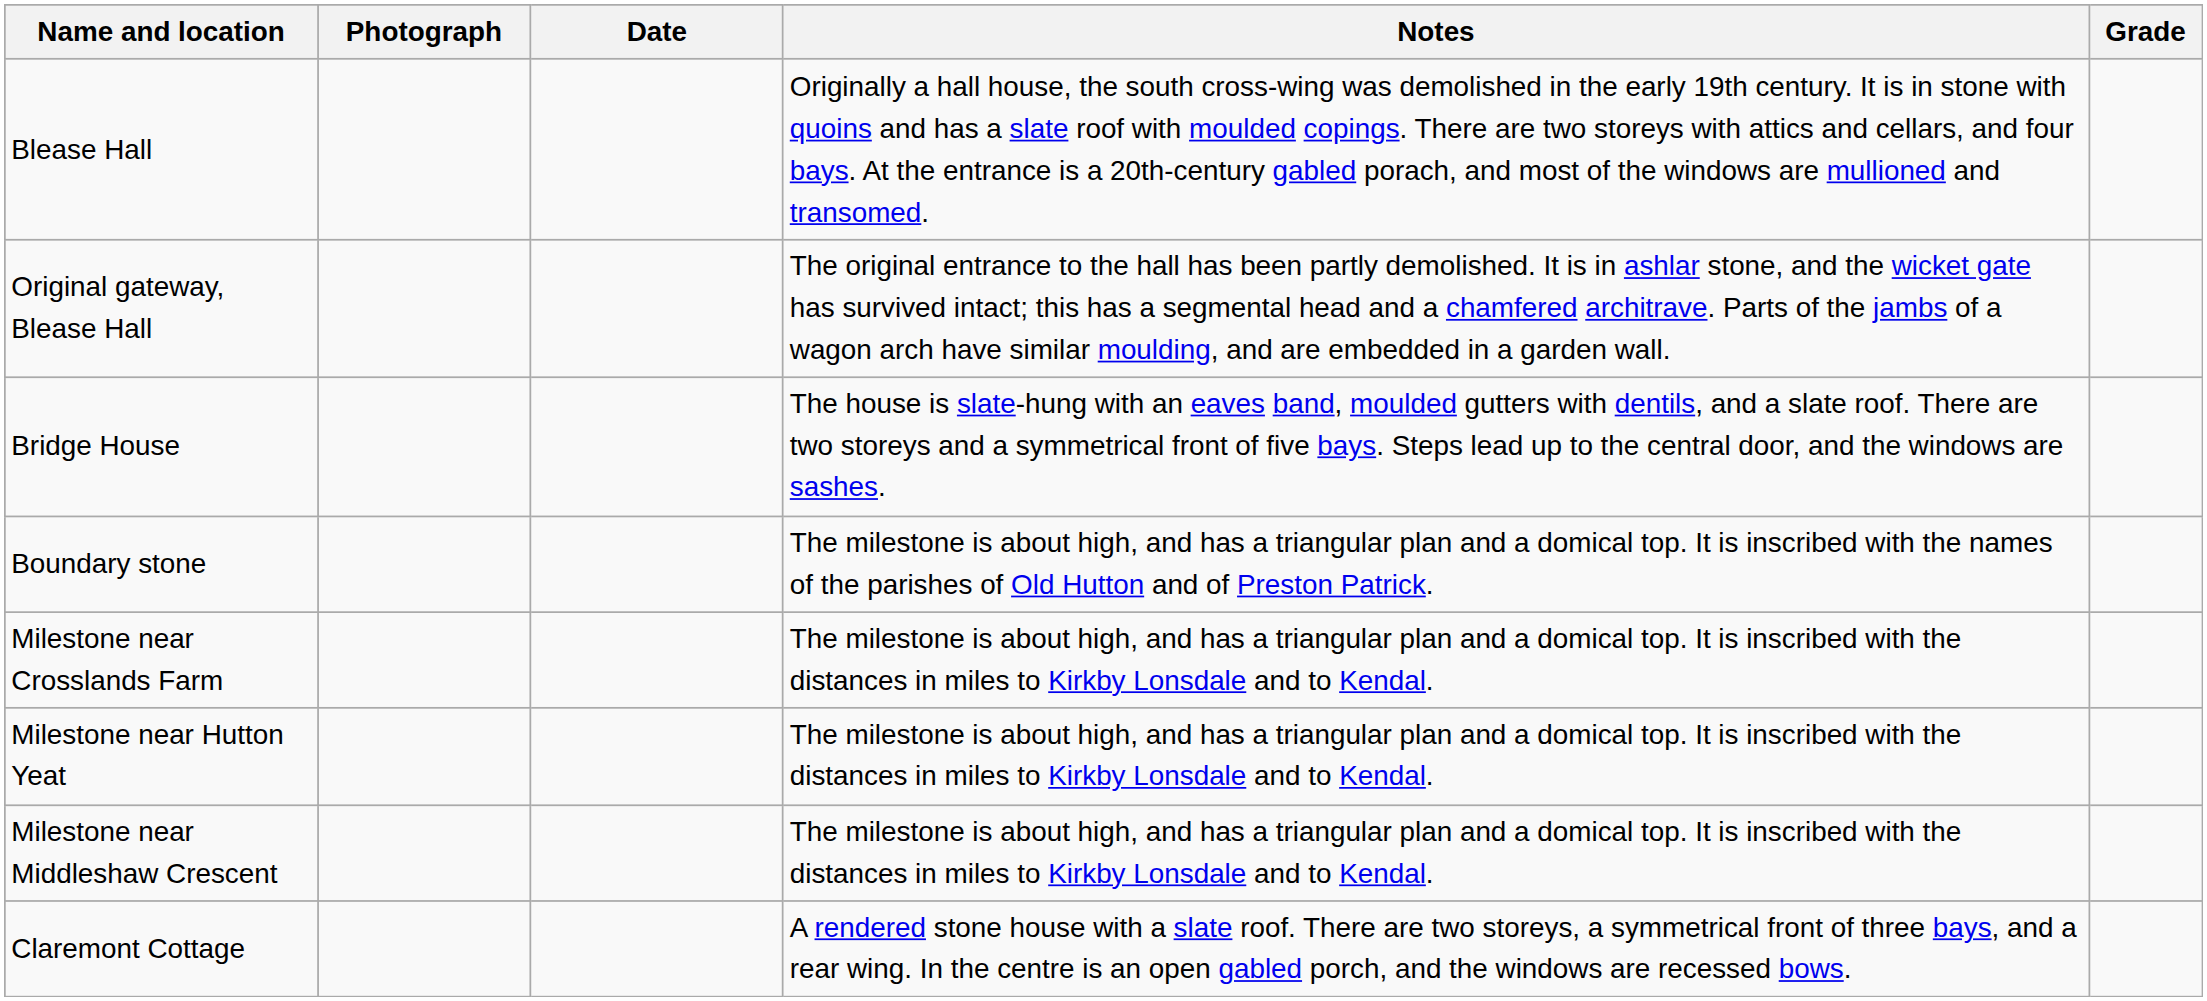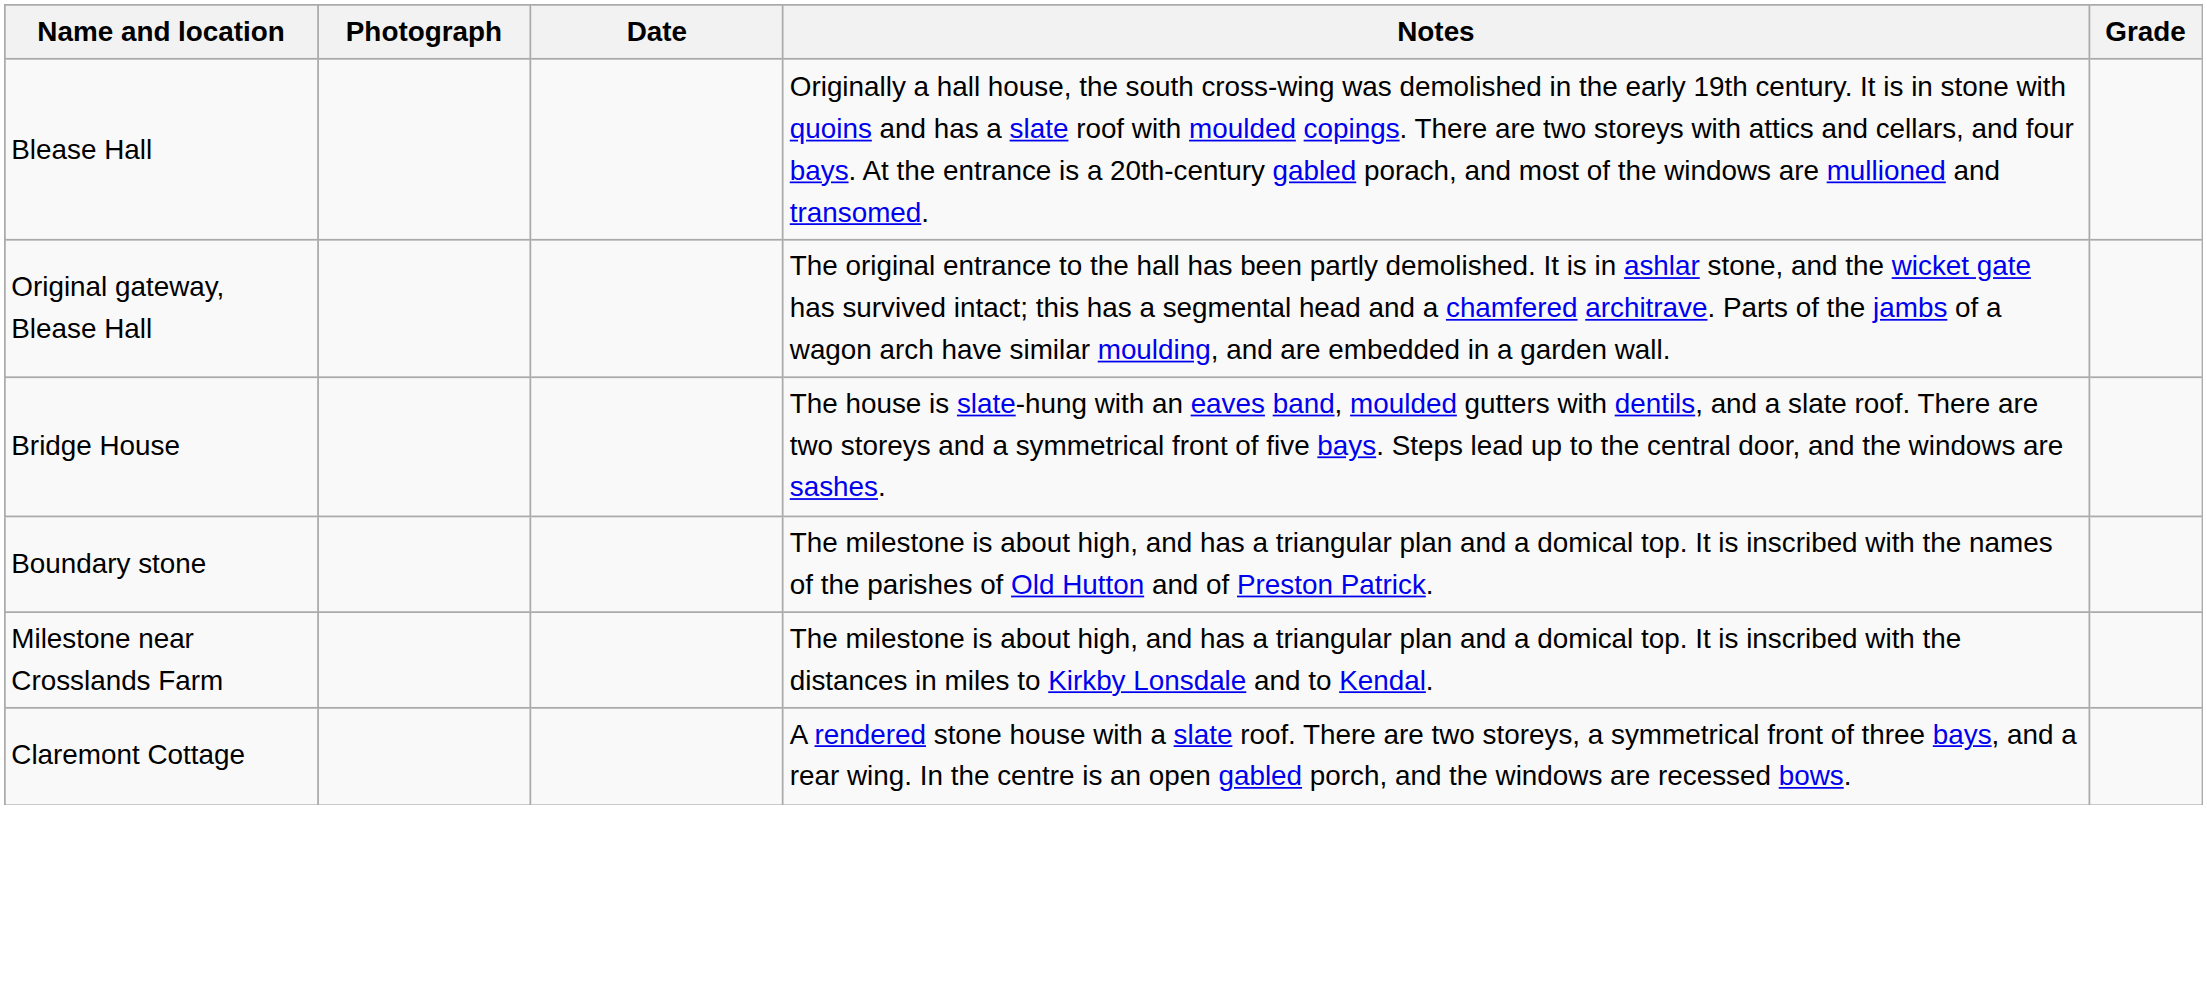- row: (147, 756)
- row: (144, 852)
